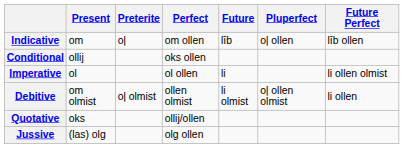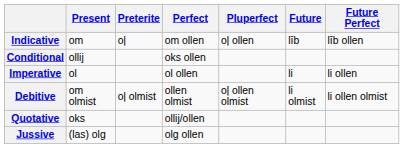columns swapped: (292, 18) <-> (238, 18)
(357, 73) li ollen olmist -> (342, 73) li ollen
(342, 96) li ollen -> (357, 96) li ollen olmist
